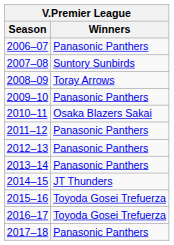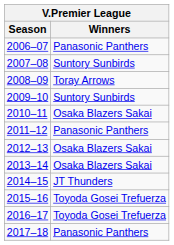(101, 97) Panasonic Panthers -> (94, 97) Suntory Sunbirds
(101, 148) Panasonic Panthers -> (103, 148) Osaka Blazers Sakai
(101, 165) Panasonic Panthers -> (103, 165) Osaka Blazers Sakai
